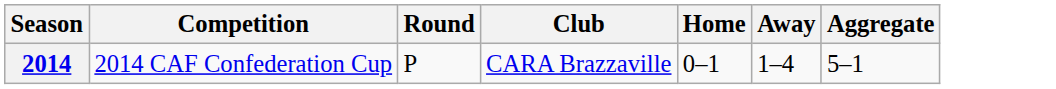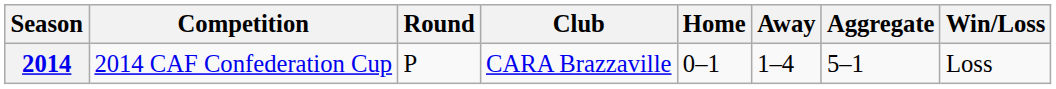+ column: (996, 24)
